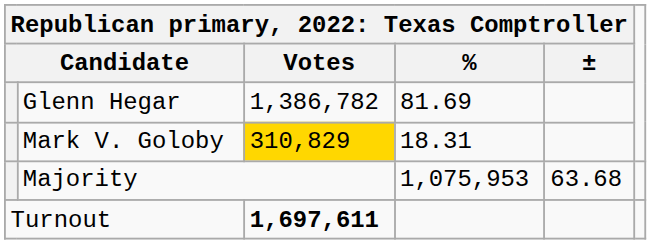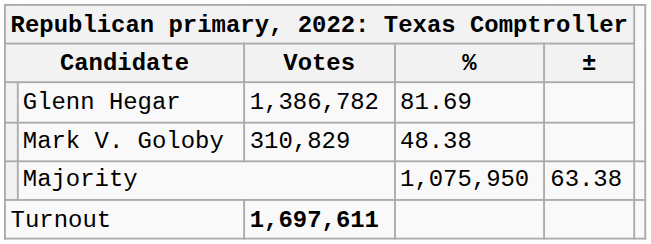(300, 141) gold background -> (300, 141) no background
(436, 141) 18.31 -> (436, 141) 48.38
(465, 180) 1,075,953 -> (465, 180) 1,075,950
(586, 180) 63.68 -> (586, 180) 63.38
